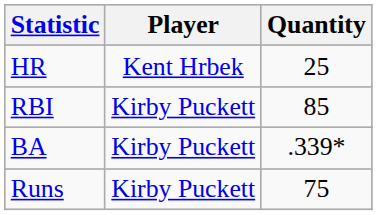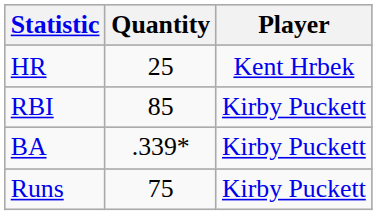columns swapped: (183, 24) <-> (316, 24)
